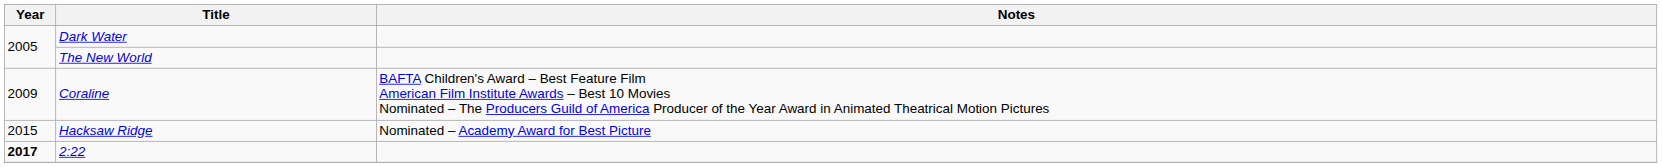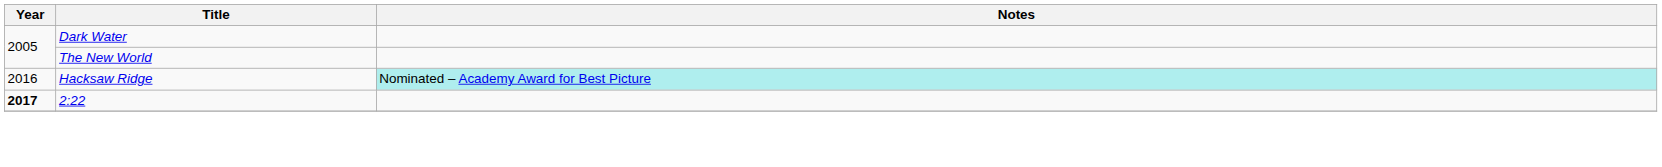- row: (84, 94)
(22, 130) 2015 -> (22, 79) 2016
(515, 130) no background -> (515, 79) paleturquoise background
